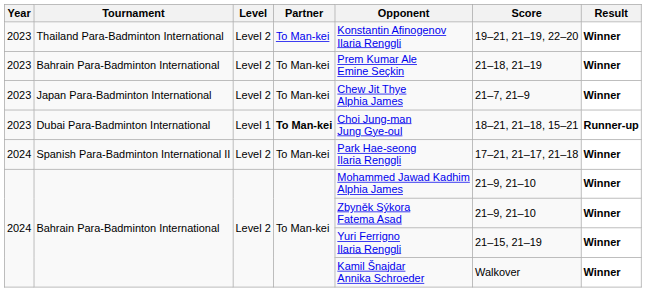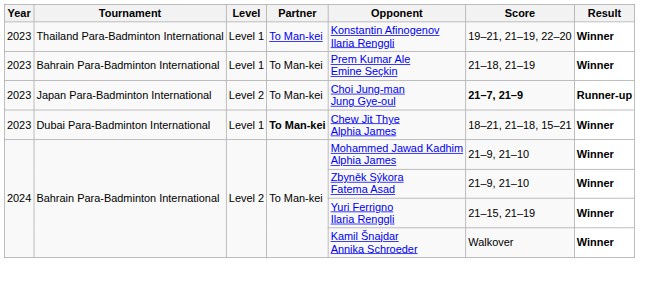(253, 37) Level 2 -> (246, 37) Level 1
(253, 66) Level 2 -> (246, 66) Level 1
(372, 96) Chew Jit Thye Alphia James -> (368, 96) Choi Jung-man Jung Gye-oul
(502, 96) normal -> (496, 96) bold
(602, 96) Winner -> (604, 96) Runner-up
(374, 125) Choi Jung-man Jung Gye-oul -> (365, 125) Chew Jit Thye Alphia James
(611, 125) Runner-up -> (595, 125) Winner
- row: (19, 155)
